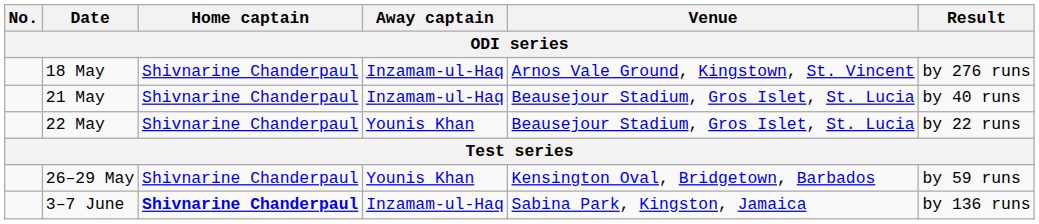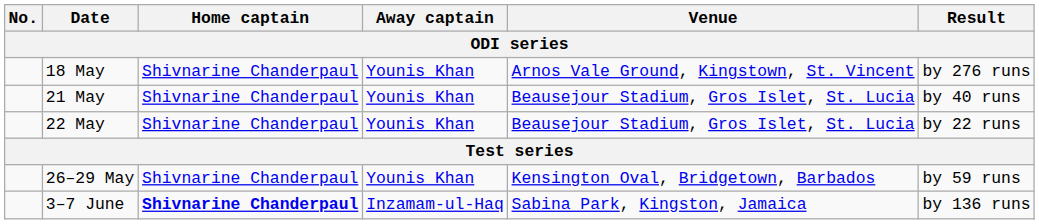(435, 71) Inzamam-ul-Haq -> (420, 71) Younis Khan
(435, 98) Inzamam-ul-Haq -> (420, 98) Younis Khan
